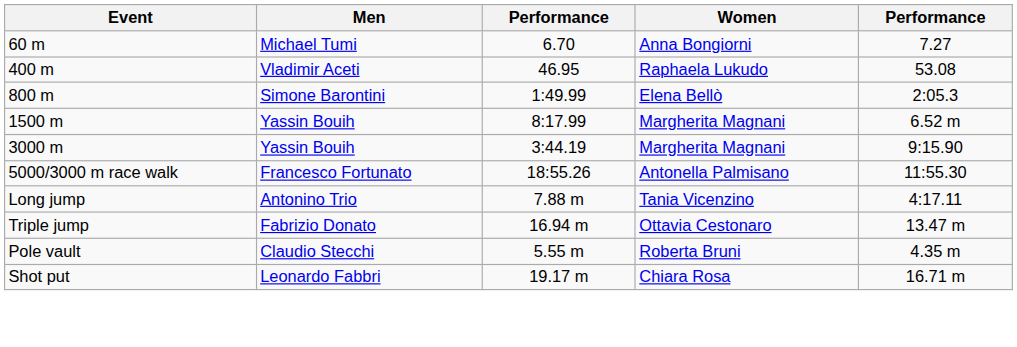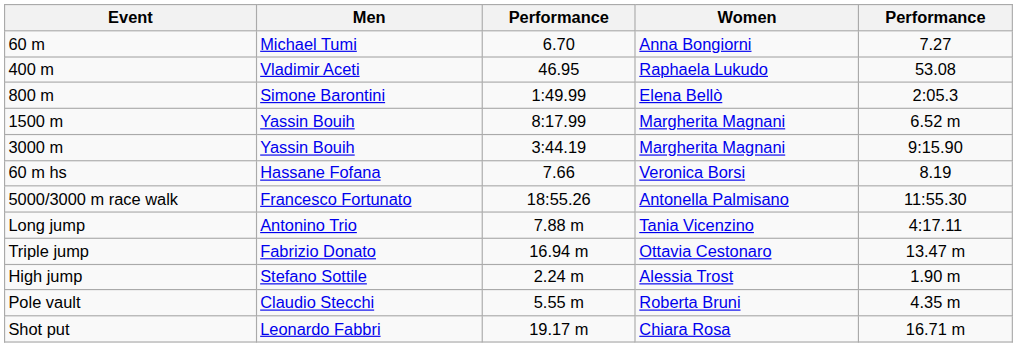+ row: (38, 174)
+ row: (45, 277)
